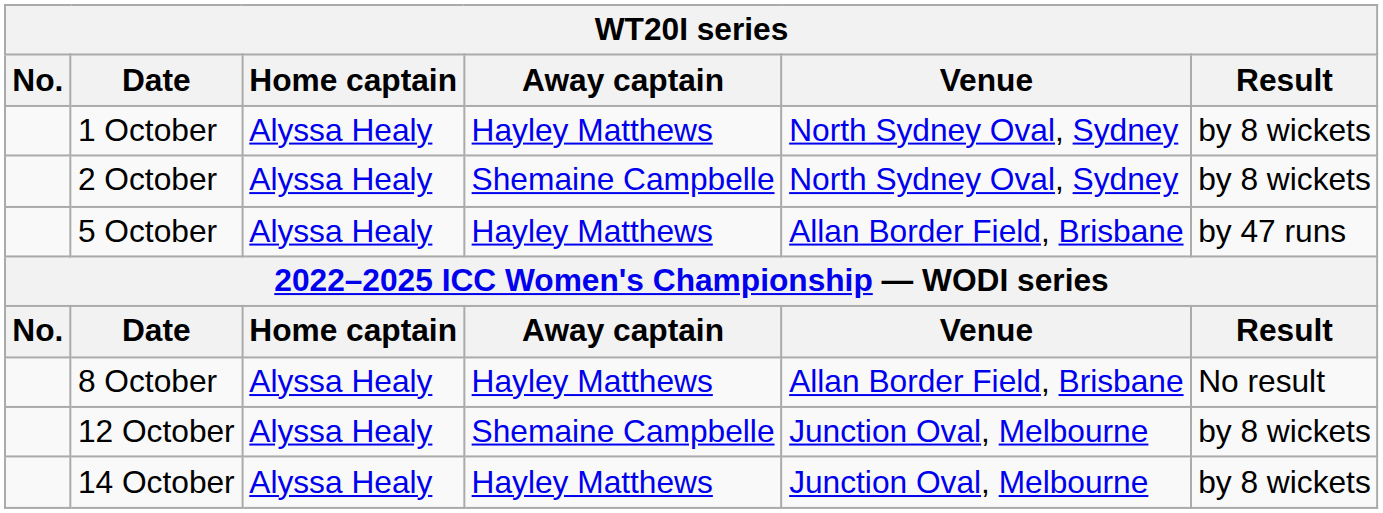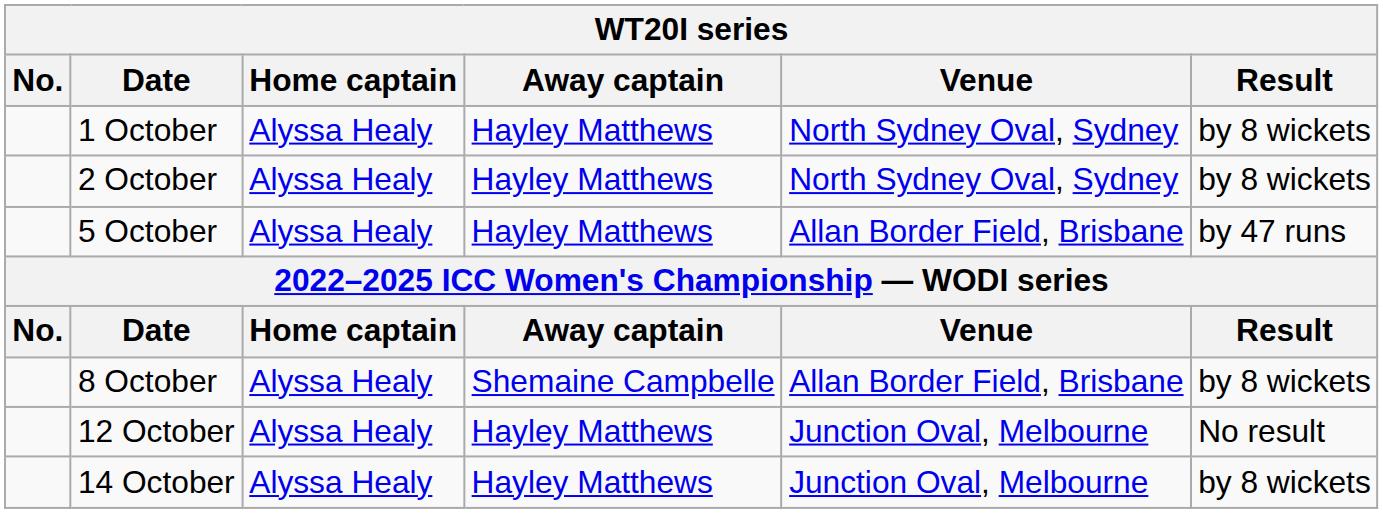(623, 180) Shemaine Campbelle -> (592, 180) Hayley Matthews
(592, 381) Hayley Matthews -> (623, 381) Shemaine Campbelle
(1262, 381) No result -> (1284, 381) by 8 wickets
(623, 431) Shemaine Campbelle -> (592, 431) Hayley Matthews
(1284, 431) by 8 wickets -> (1262, 431) No result
